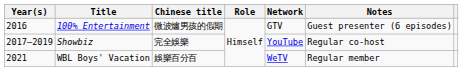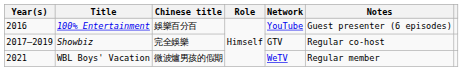(188, 26) 微波爐男孩的假期 -> (175, 26) 娛樂百分百
(275, 26) GTV -> (285, 26) YouTube
(285, 42) YouTube -> (275, 42) GTV
(175, 58) 娛樂百分百 -> (188, 58) 微波爐男孩的假期
